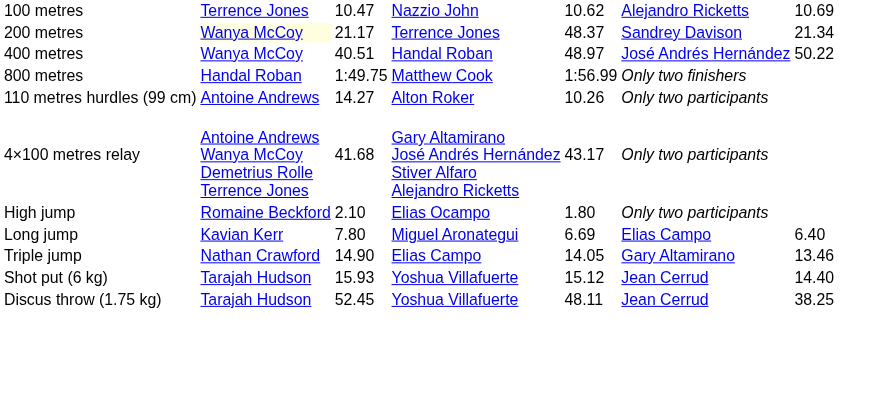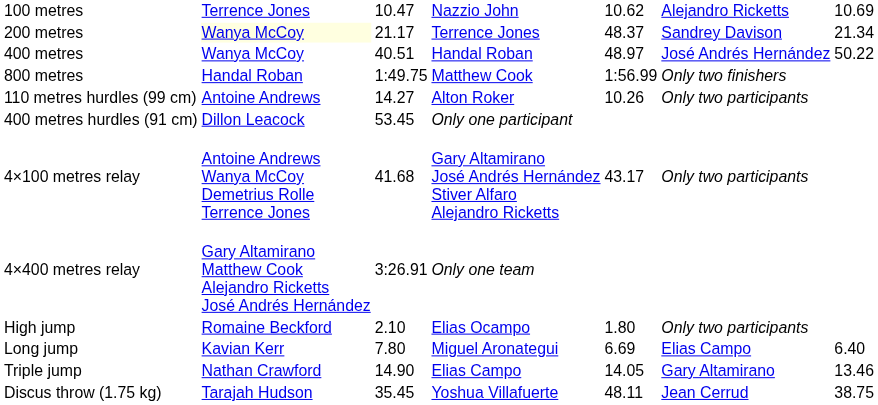+ row: (101, 119)
+ row: (72, 270)
- row: (56, 278)
(355, 299) 52.45 -> (394, 393) 35.45
(814, 299) 38.25 -> (854, 393) 38.75
